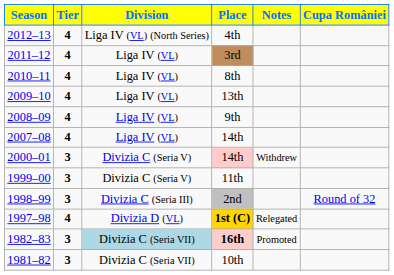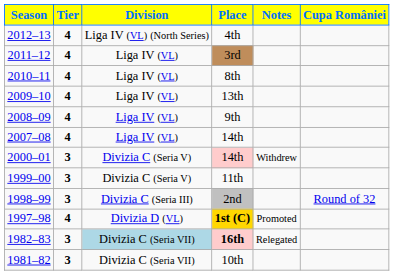(277, 220) Relegated -> (277, 220) Promoted
(277, 240) Promoted -> (277, 240) Relegated
